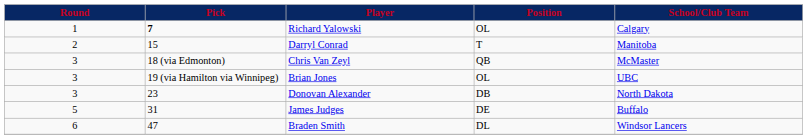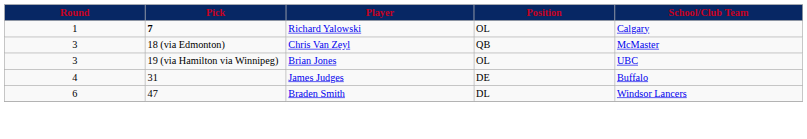- row: (318, 45)
- row: (329, 93)
(75, 110) 5 -> (75, 77) 4
